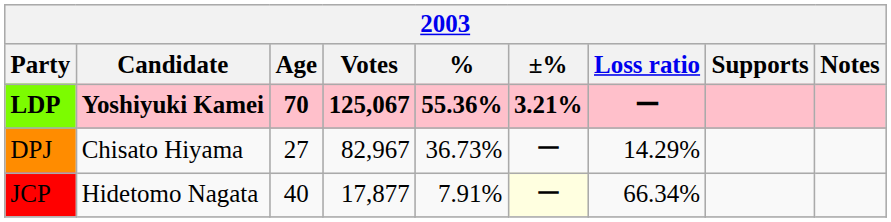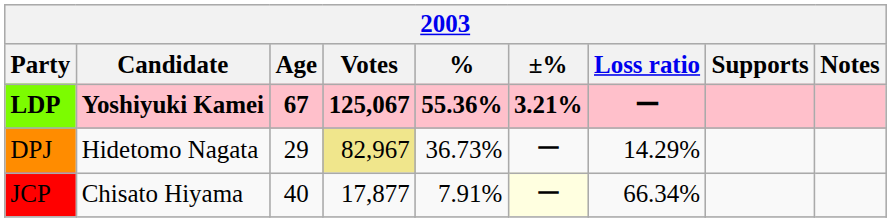(296, 105) 70 -> (296, 105) 67
(162, 150) Chisato Hiyama -> (170, 150) Hidetomo Nagata
(296, 150) 27 -> (296, 150) 29
(375, 150) no background -> (375, 150) khaki background
(170, 194) Hidetomo Nagata -> (162, 194) Chisato Hiyama
